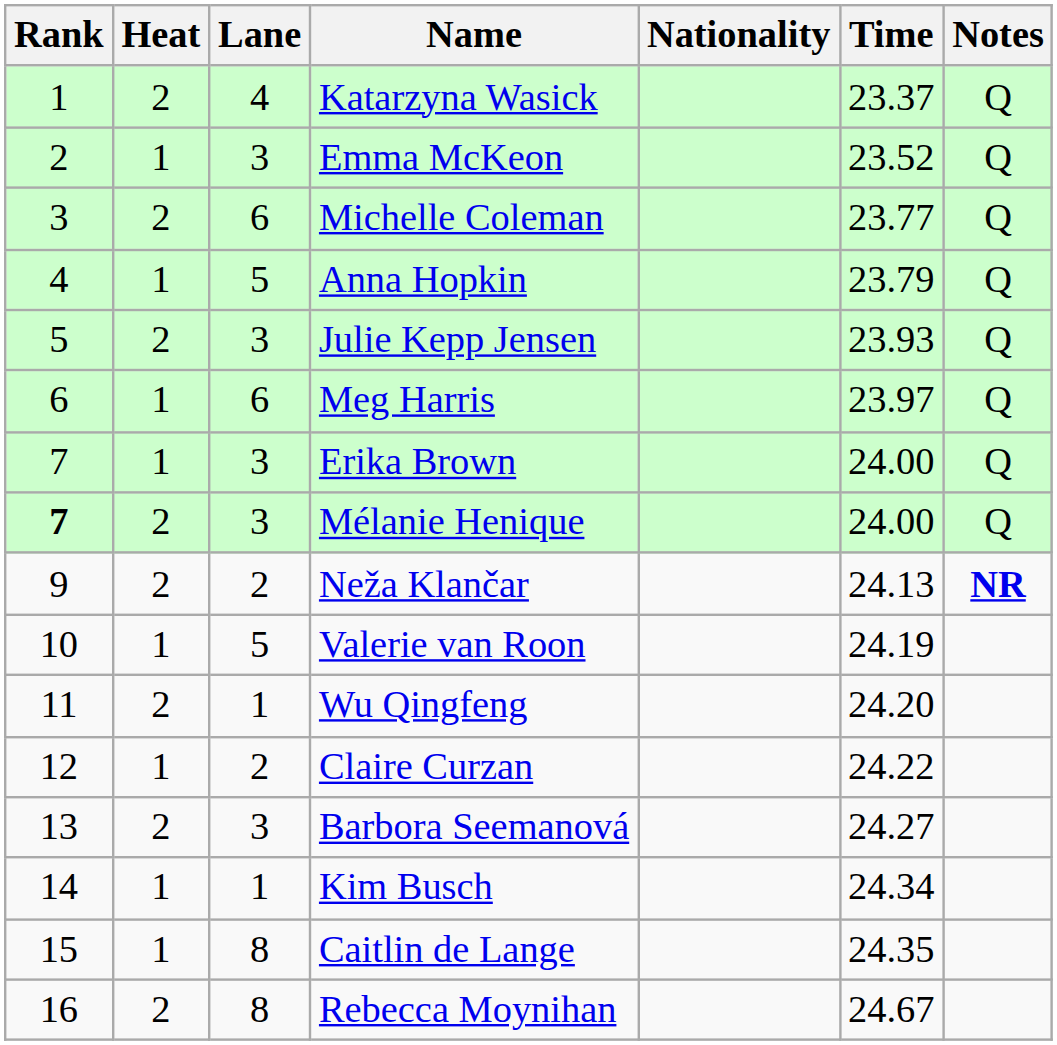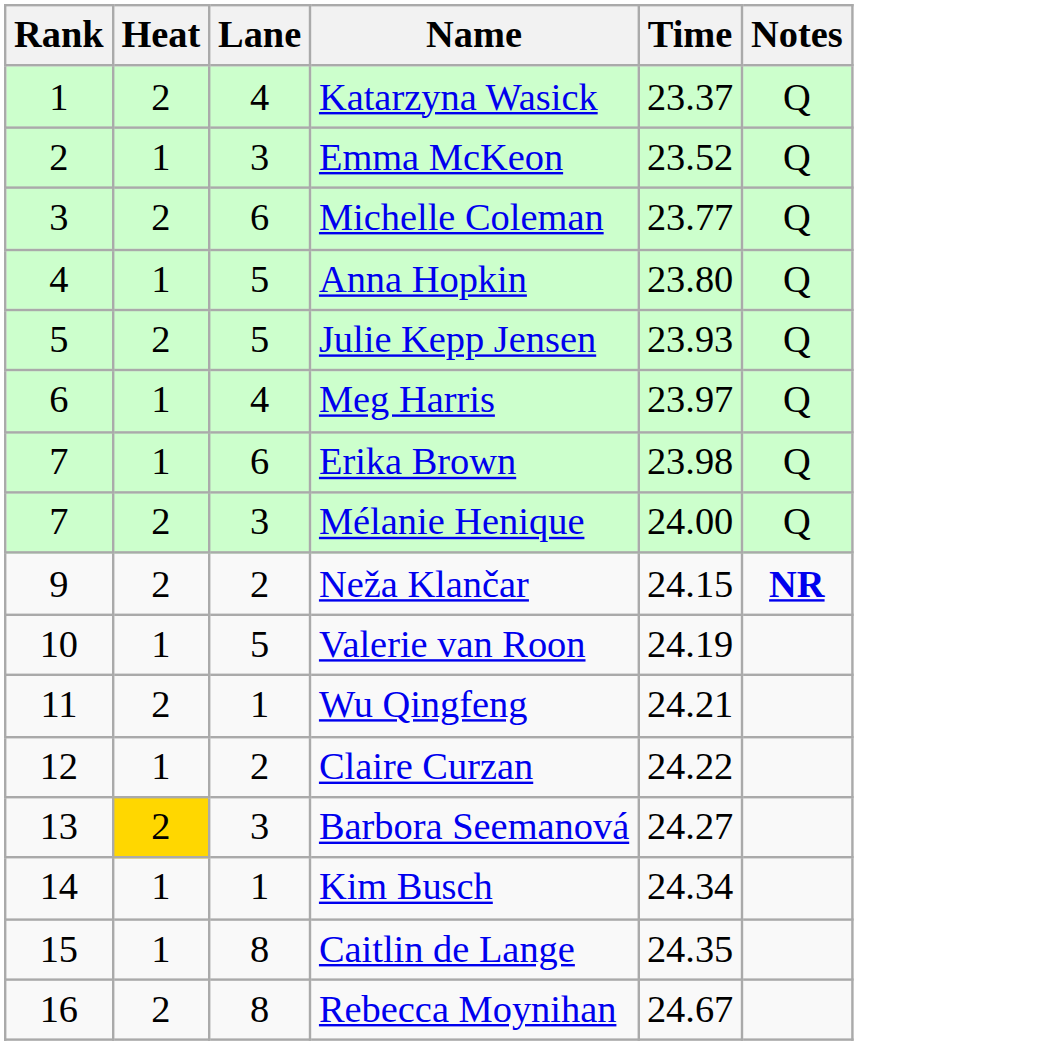- column: (739, 34)
(891, 278) 23.79 -> (690, 278) 23.80
(260, 339) 3 -> (260, 339) 5
(260, 400) 6 -> (260, 400) 4
(260, 461) 3 -> (260, 461) 6
(891, 461) 24.00 -> (690, 461) 23.98
(59, 522) bold -> (59, 522) normal
(891, 583) 24.13 -> (690, 583) 24.15
(891, 704) 24.20 -> (690, 704) 24.21
(161, 826) no background -> (161, 826) gold background
